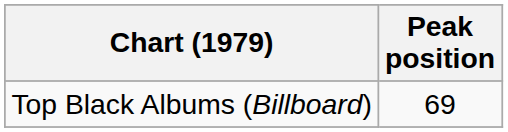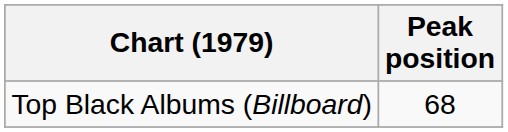(440, 103) 69 -> (440, 103) 68
